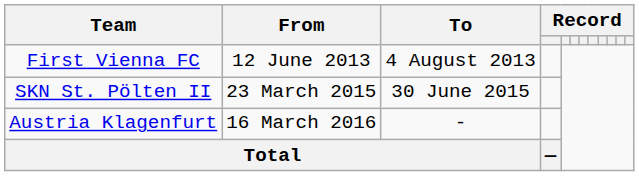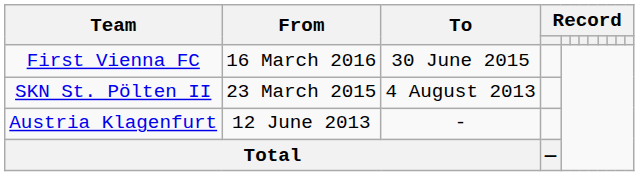(301, 61) 12 June 2013 -> (301, 61) 16 March 2016
(461, 61) 4 August 2013 -> (461, 61) 30 June 2015
(461, 92) 30 June 2015 -> (461, 92) 4 August 2013
(301, 124) 16 March 2016 -> (301, 124) 12 June 2013
